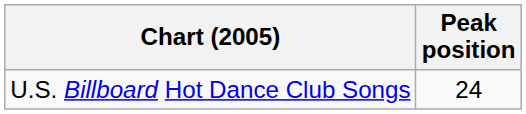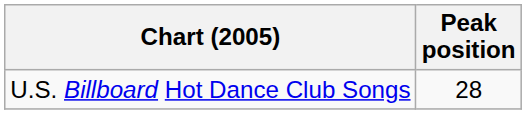(469, 89) 24 -> (469, 89) 28
